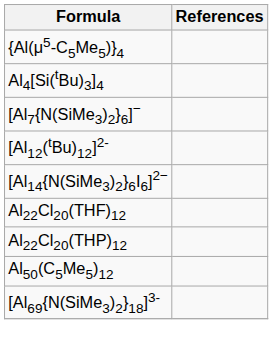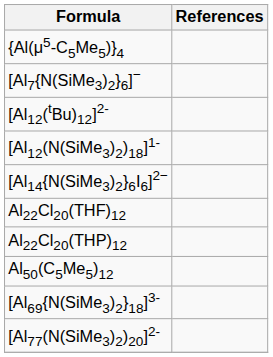- row: (56, 81)
+ row: (84, 148)
+ row: (84, 336)
